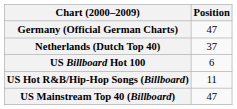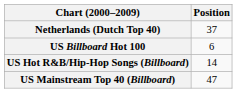- row: (98, 29)
(212, 79) 11 -> (212, 63) 14
